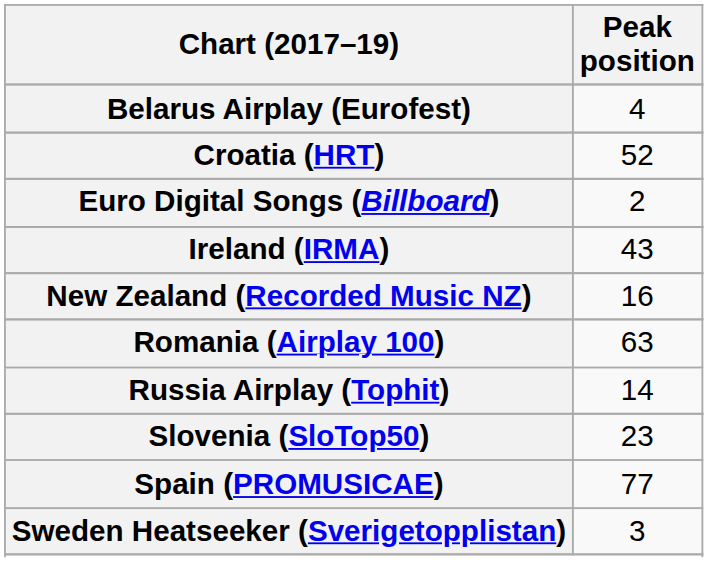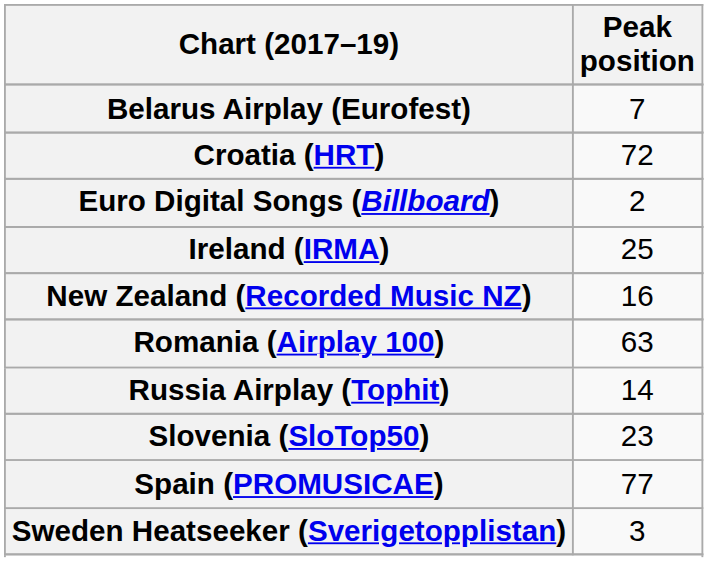(637, 108) 4 -> (637, 108) 7
(637, 155) 52 -> (637, 155) 72
(637, 249) 43 -> (637, 249) 25
